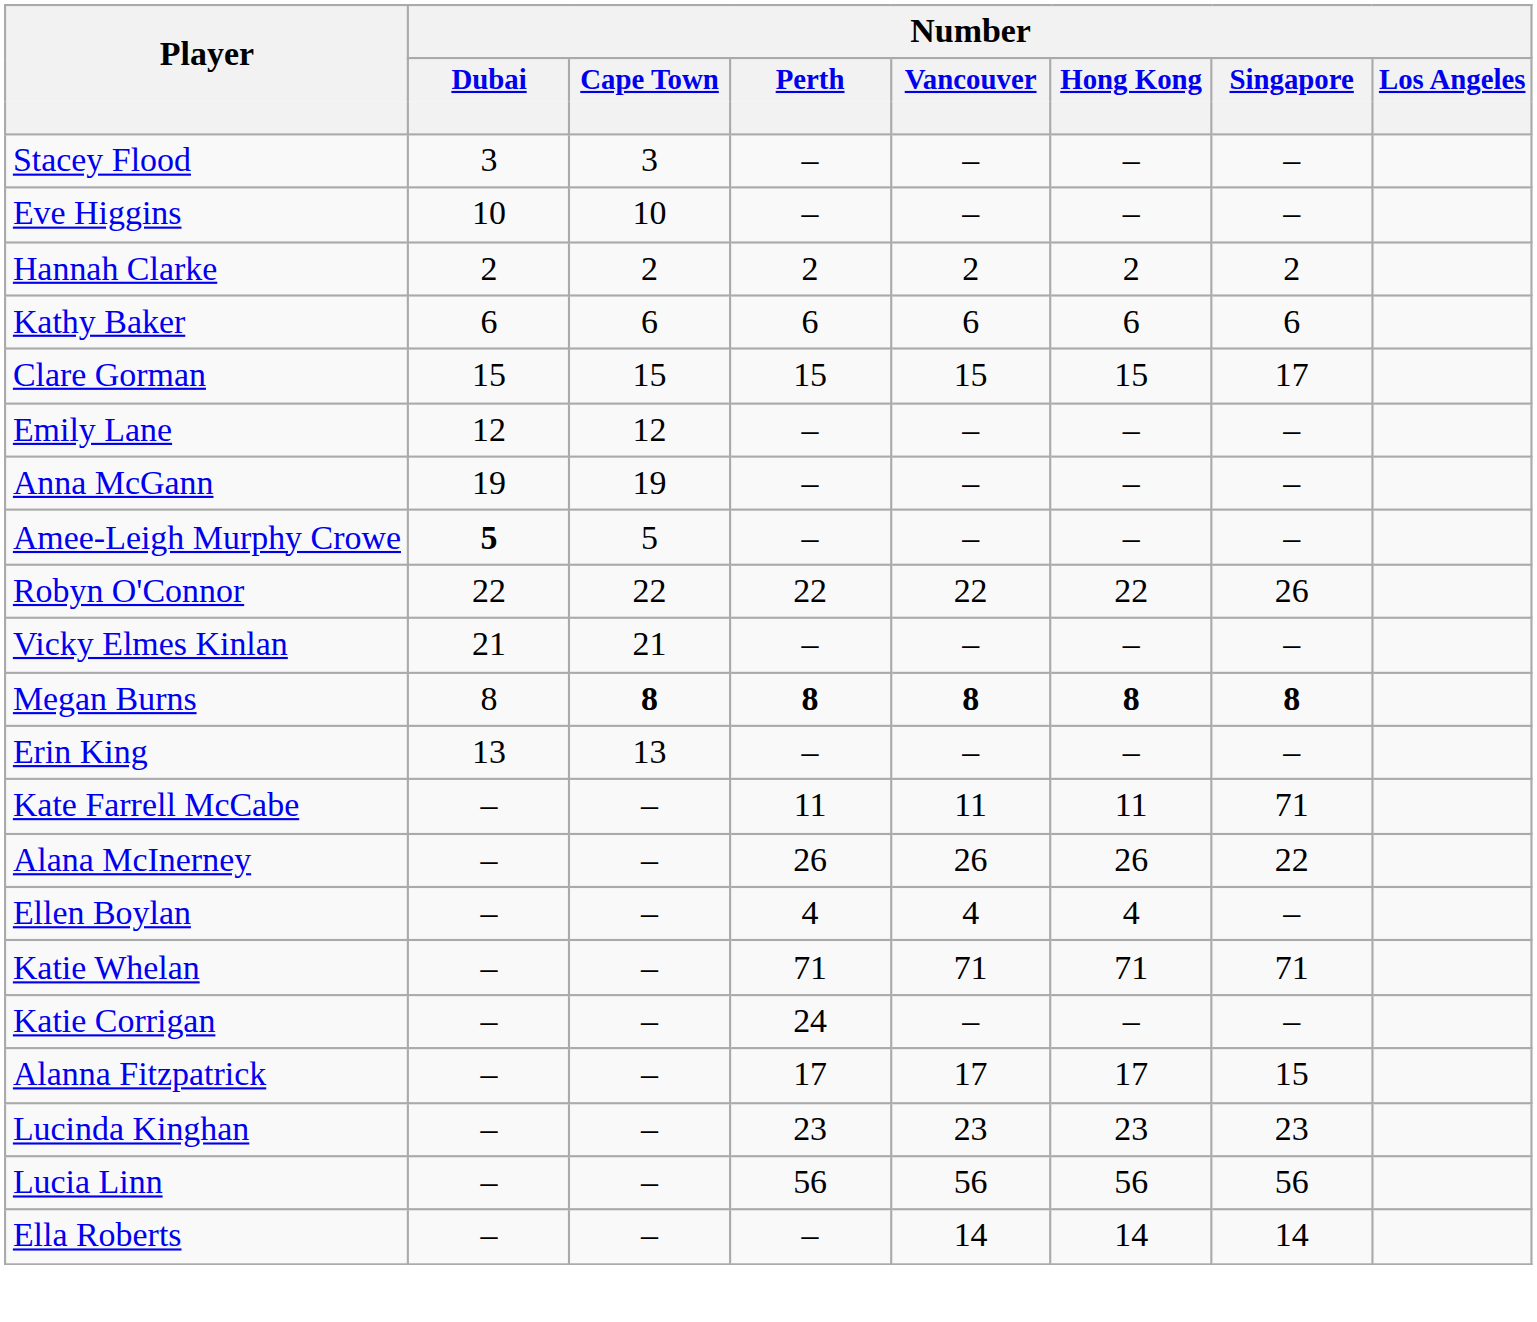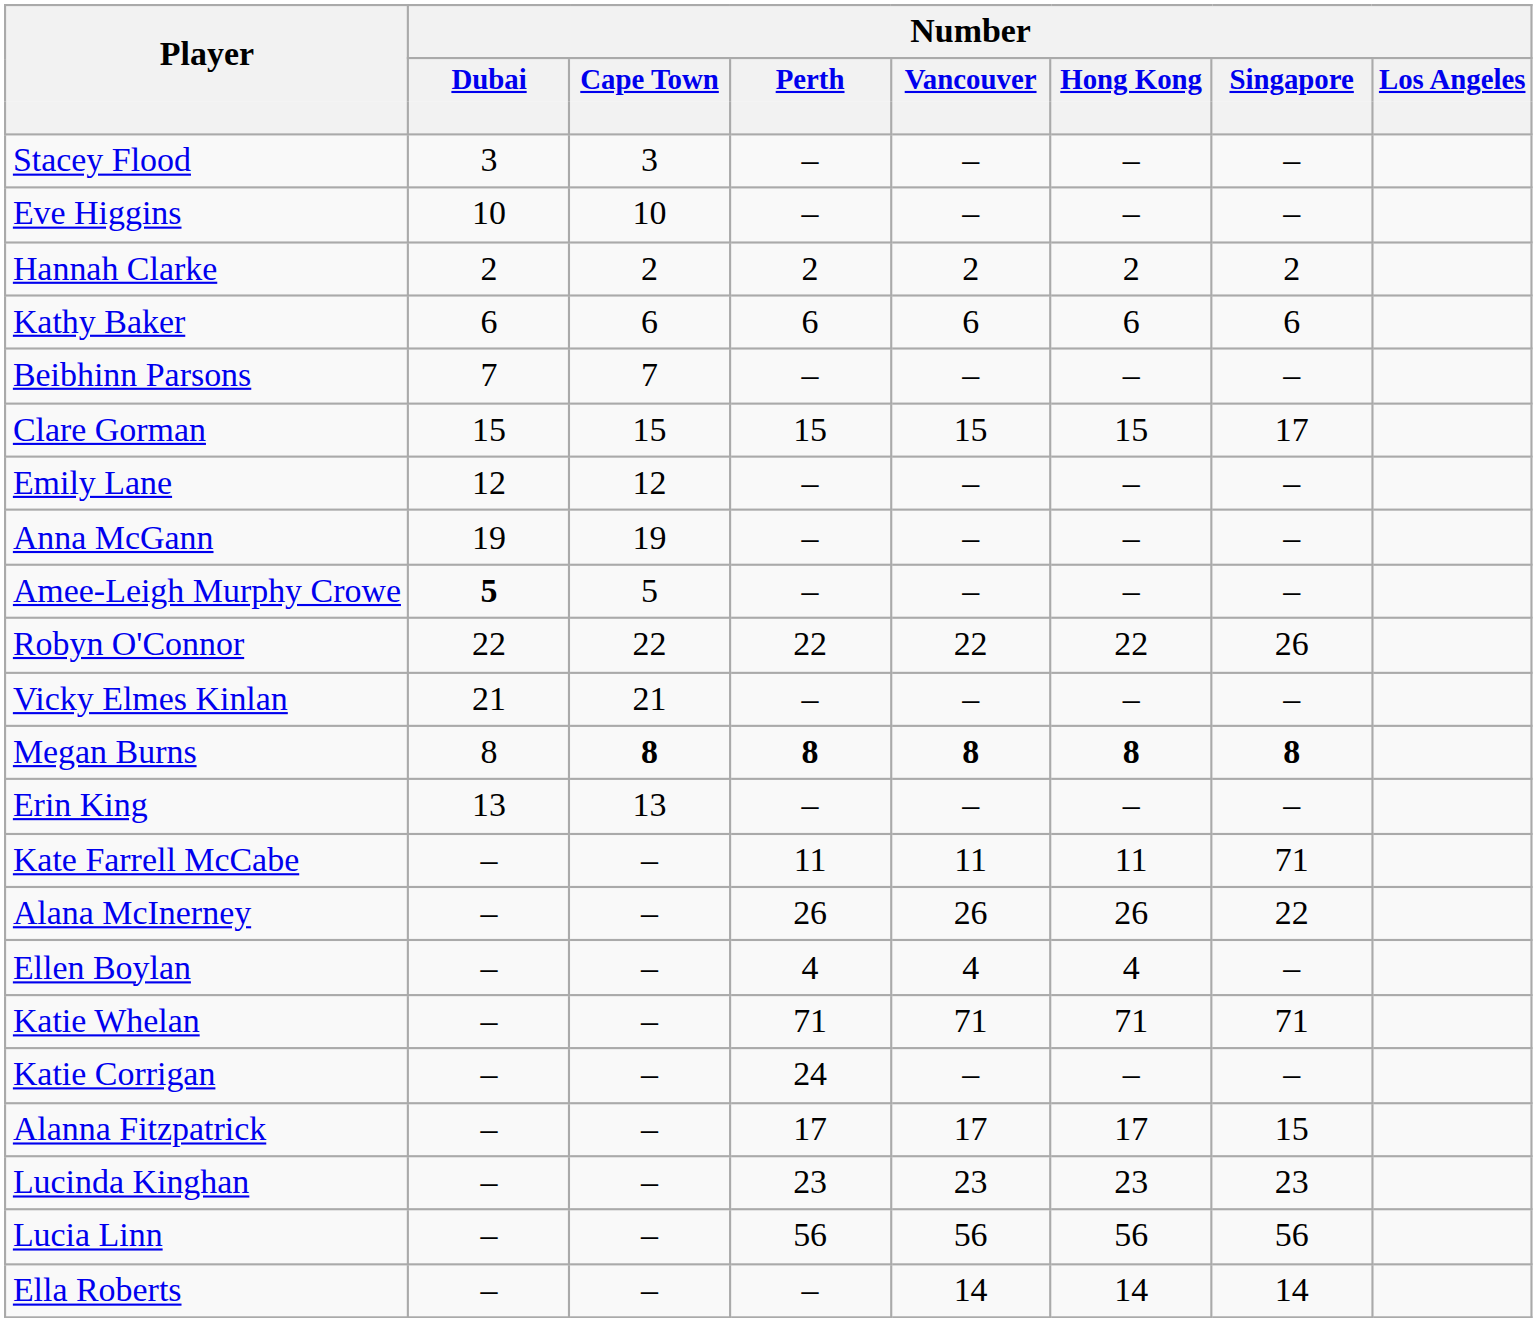+ row: (132, 375)
